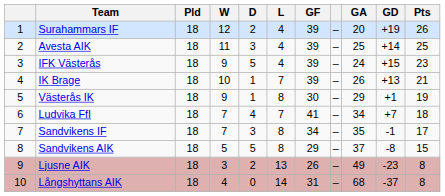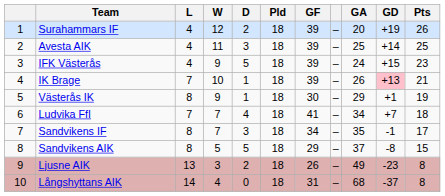columns swapped: (193, 13) <-> (281, 13)
(391, 81) no background -> (391, 81) pink background
